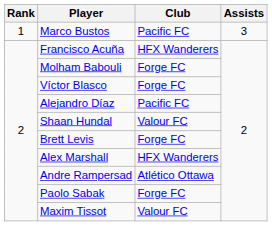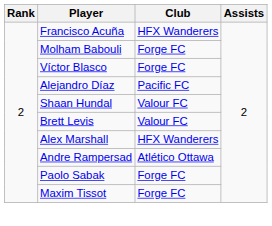- row: (75, 31)
(161, 139) Forge FC -> (163, 121) Valour FC
(163, 211) Valour FC -> (161, 193) Forge FC
